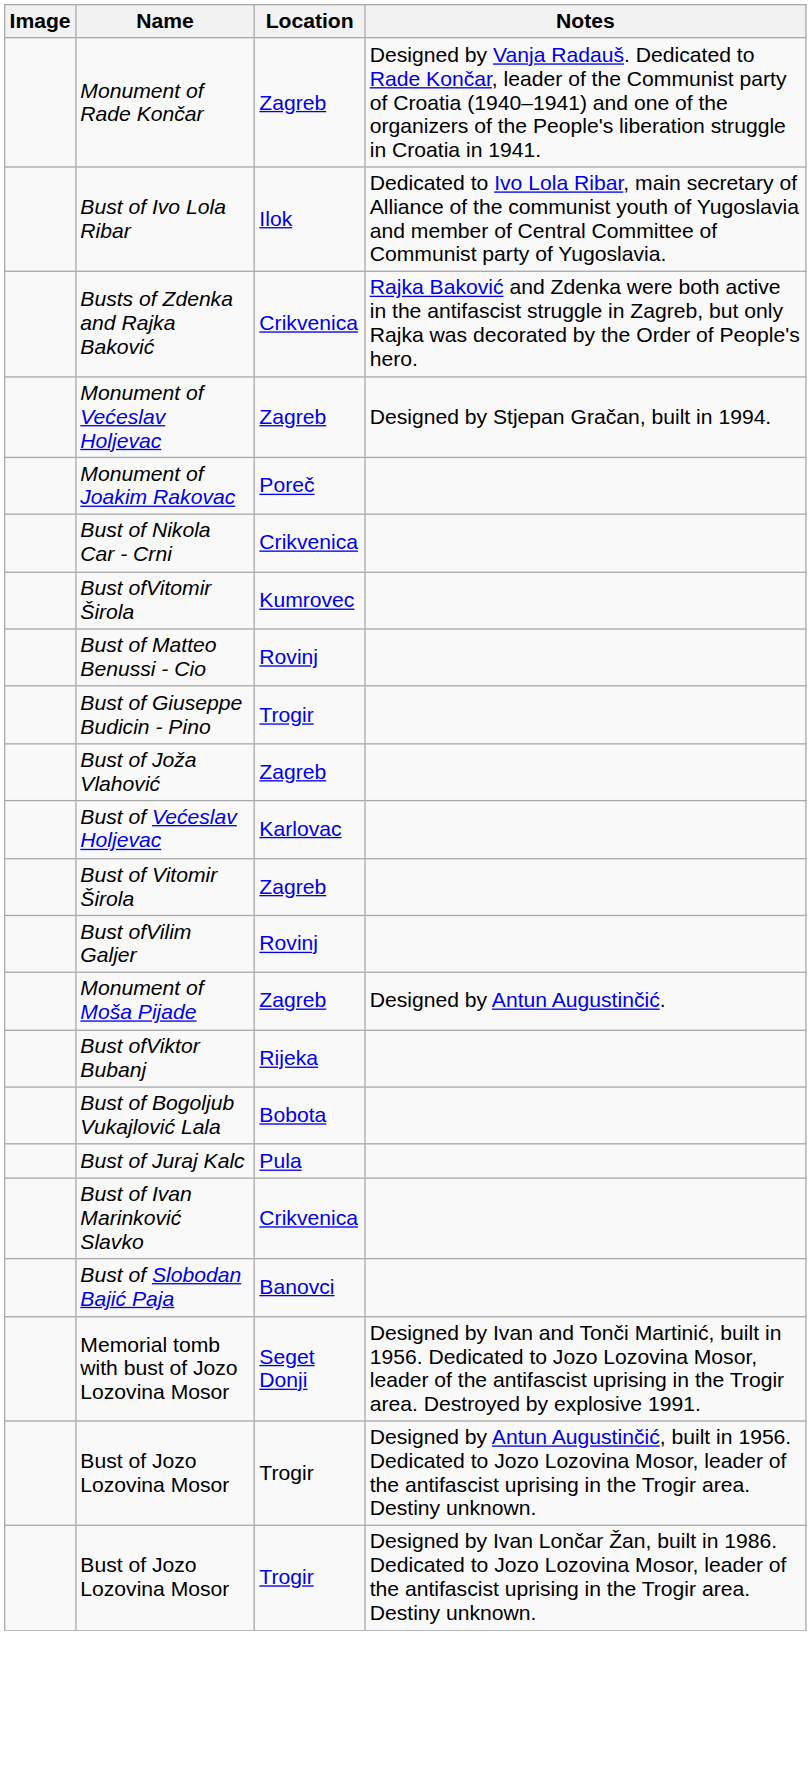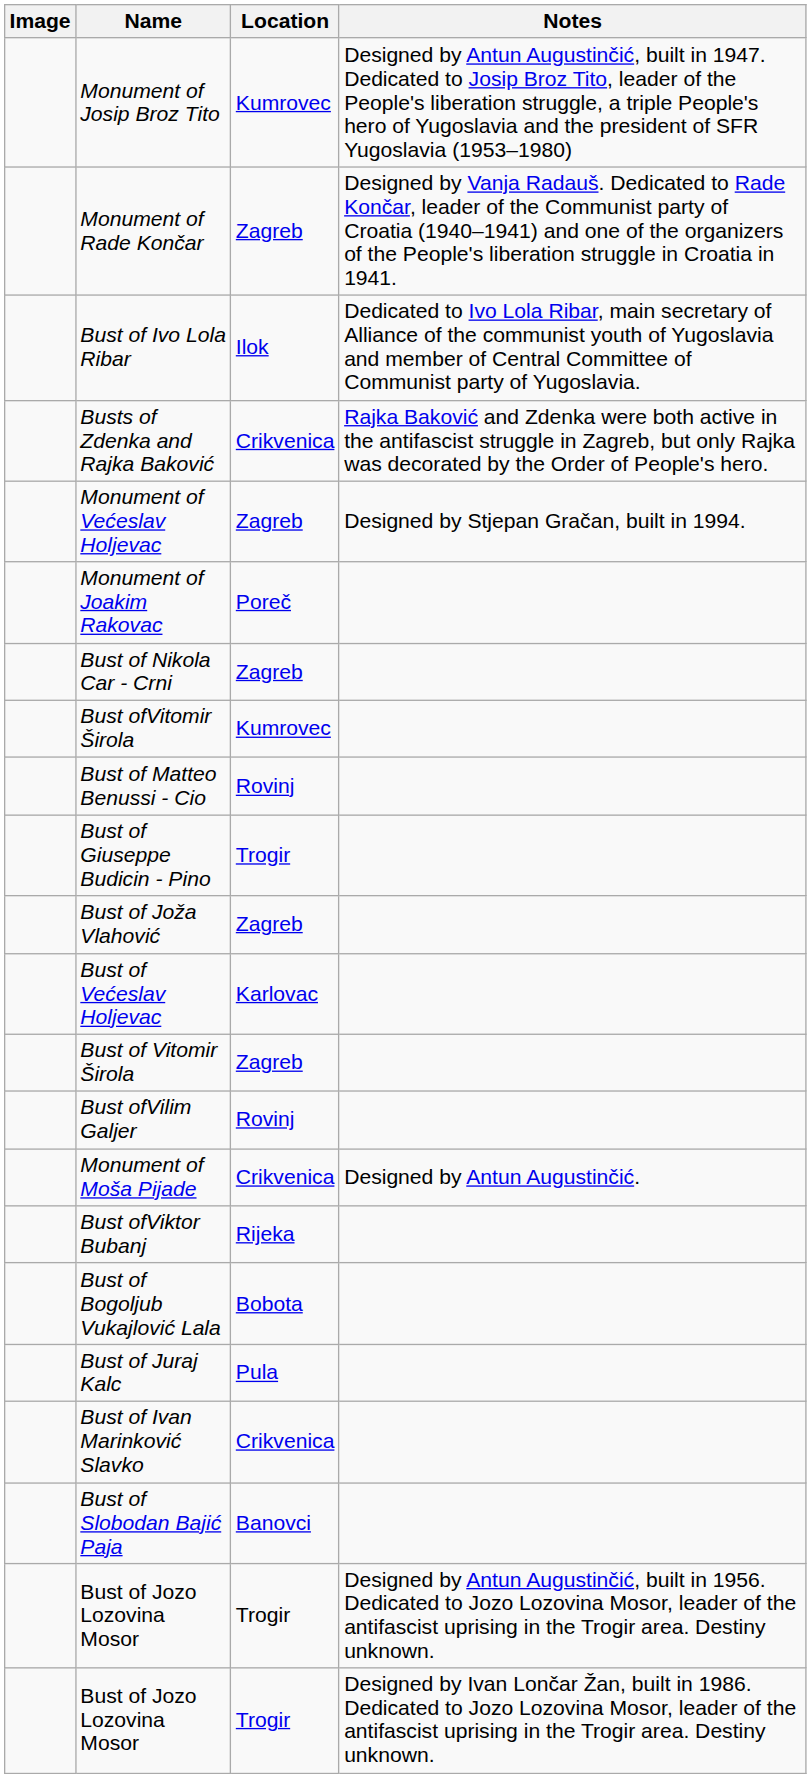+ row: (150, 102)
(309, 542) Crikvenica -> (269, 671) Zagreb
(293, 1001) Zagreb -> (285, 1177) Crikvenica
- row: (159, 1368)
